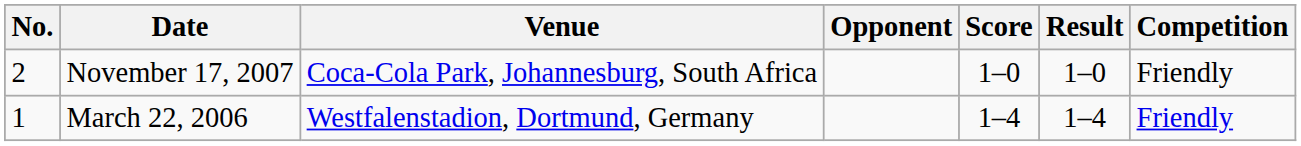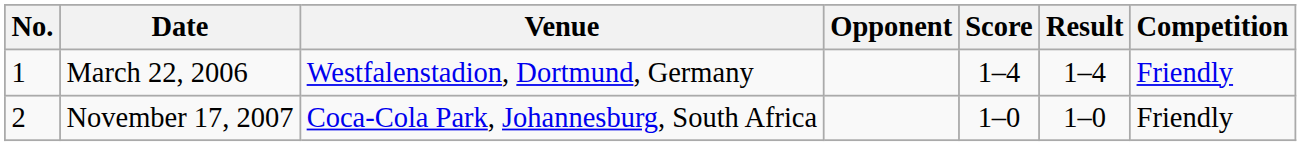rows swapped: (157, 117) <-> (180, 72)
